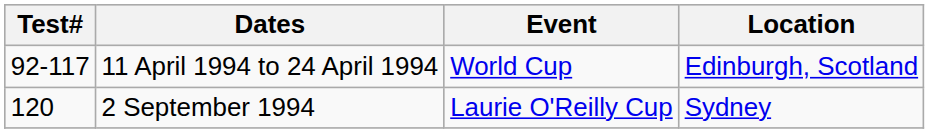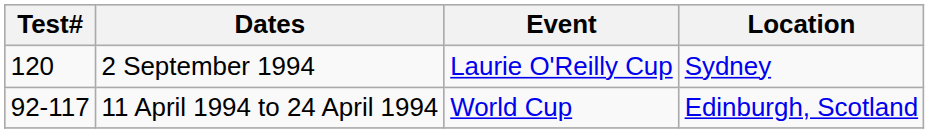rows swapped: (270, 66) <-> (208, 107)
